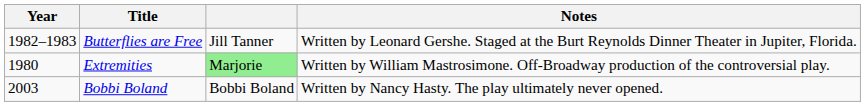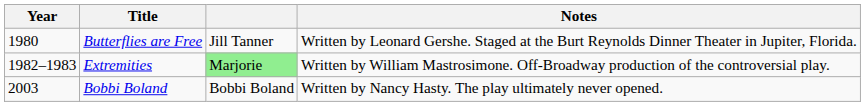(42, 40) 1982–1983 -> (23, 40) 1980
(23, 64) 1980 -> (42, 64) 1982–1983
